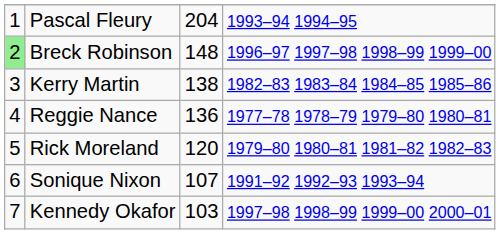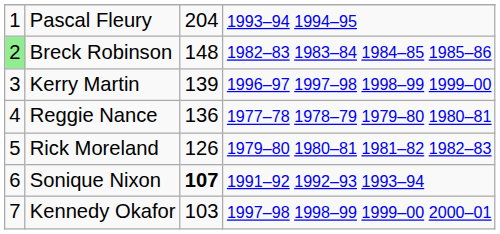(359, 53) 1996–97 1997–98 1998–99 1999–00 -> (359, 53) 1982–83 1983–84 1984–85 1985–86
(202, 84) 138 -> (202, 84) 139
(359, 85) 1982–83 1983–84 1984–85 1985–86 -> (359, 85) 1996–97 1997–98 1998–99 1999–00
(202, 148) 120 -> (202, 148) 126
(202, 180) normal -> (202, 180) bold
